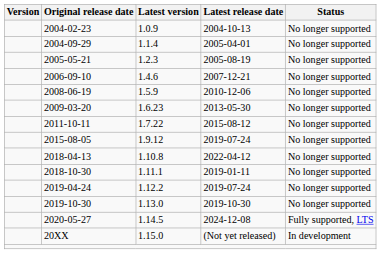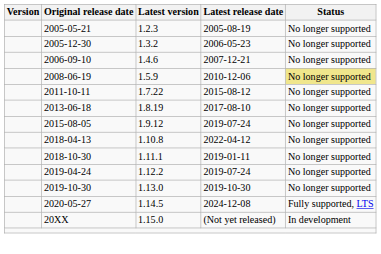- row: (67, 28)
- row: (67, 44)
+ row: (67, 44)
(329, 92) no background -> (329, 76) khaki background
- row: (67, 108)
+ row: (67, 108)
